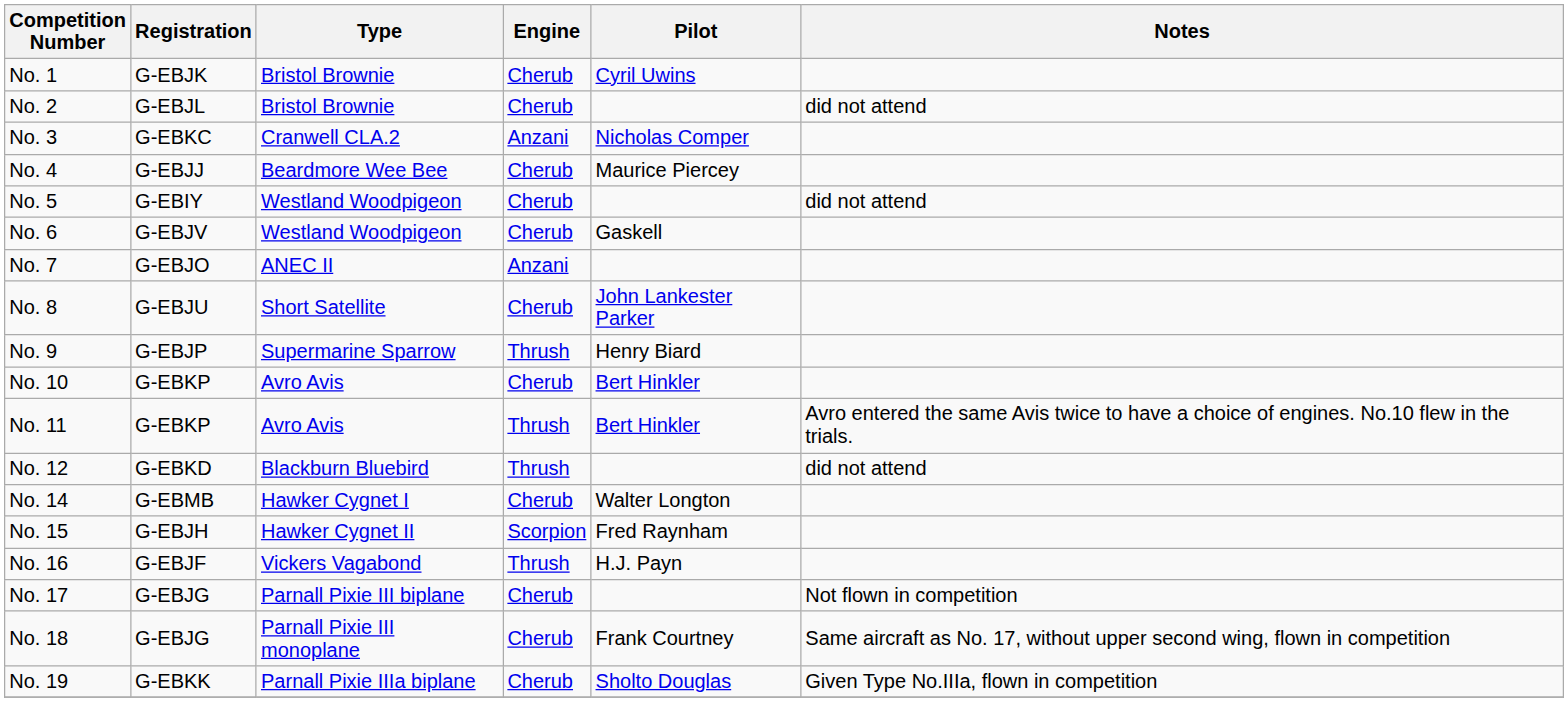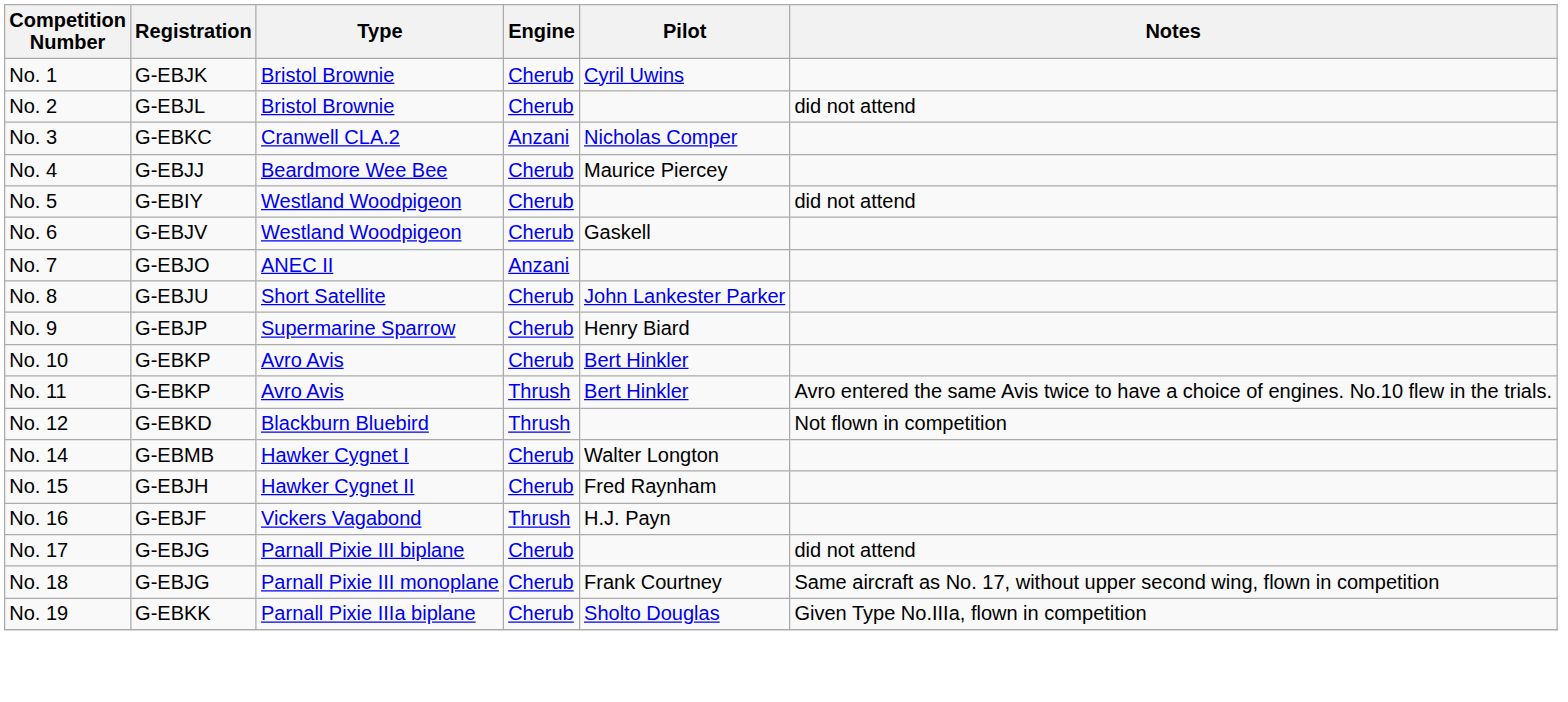(539, 350) Thrush -> (541, 328) Cherub
(866, 468) did not attend -> (901, 423) Not flown in competition
(547, 531) Scorpion -> (541, 486) Cherub
(911, 595) Not flown in competition -> (855, 550) did not attend
